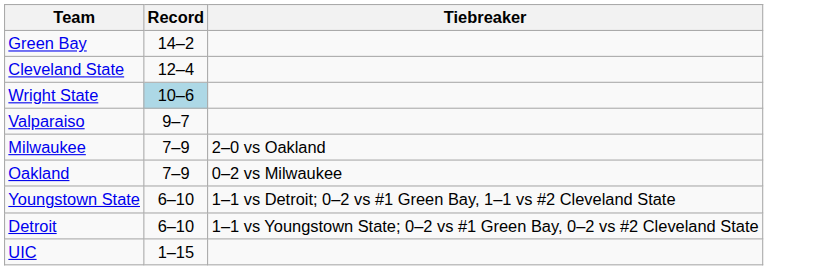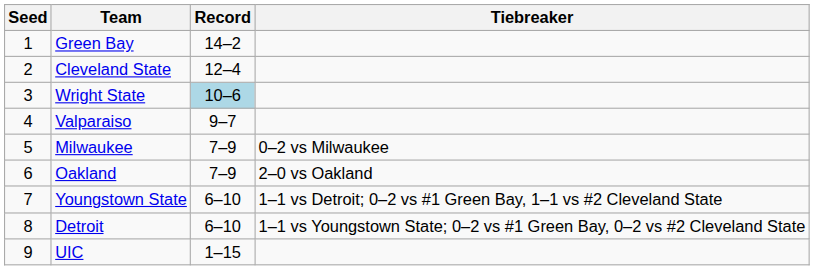+ column: (28, 18)
(269, 148) 2–0 vs Oakland -> (324, 148) 0–2 vs Milwaukee
(277, 174) 0–2 vs Milwaukee -> (316, 174) 2–0 vs Oakland
